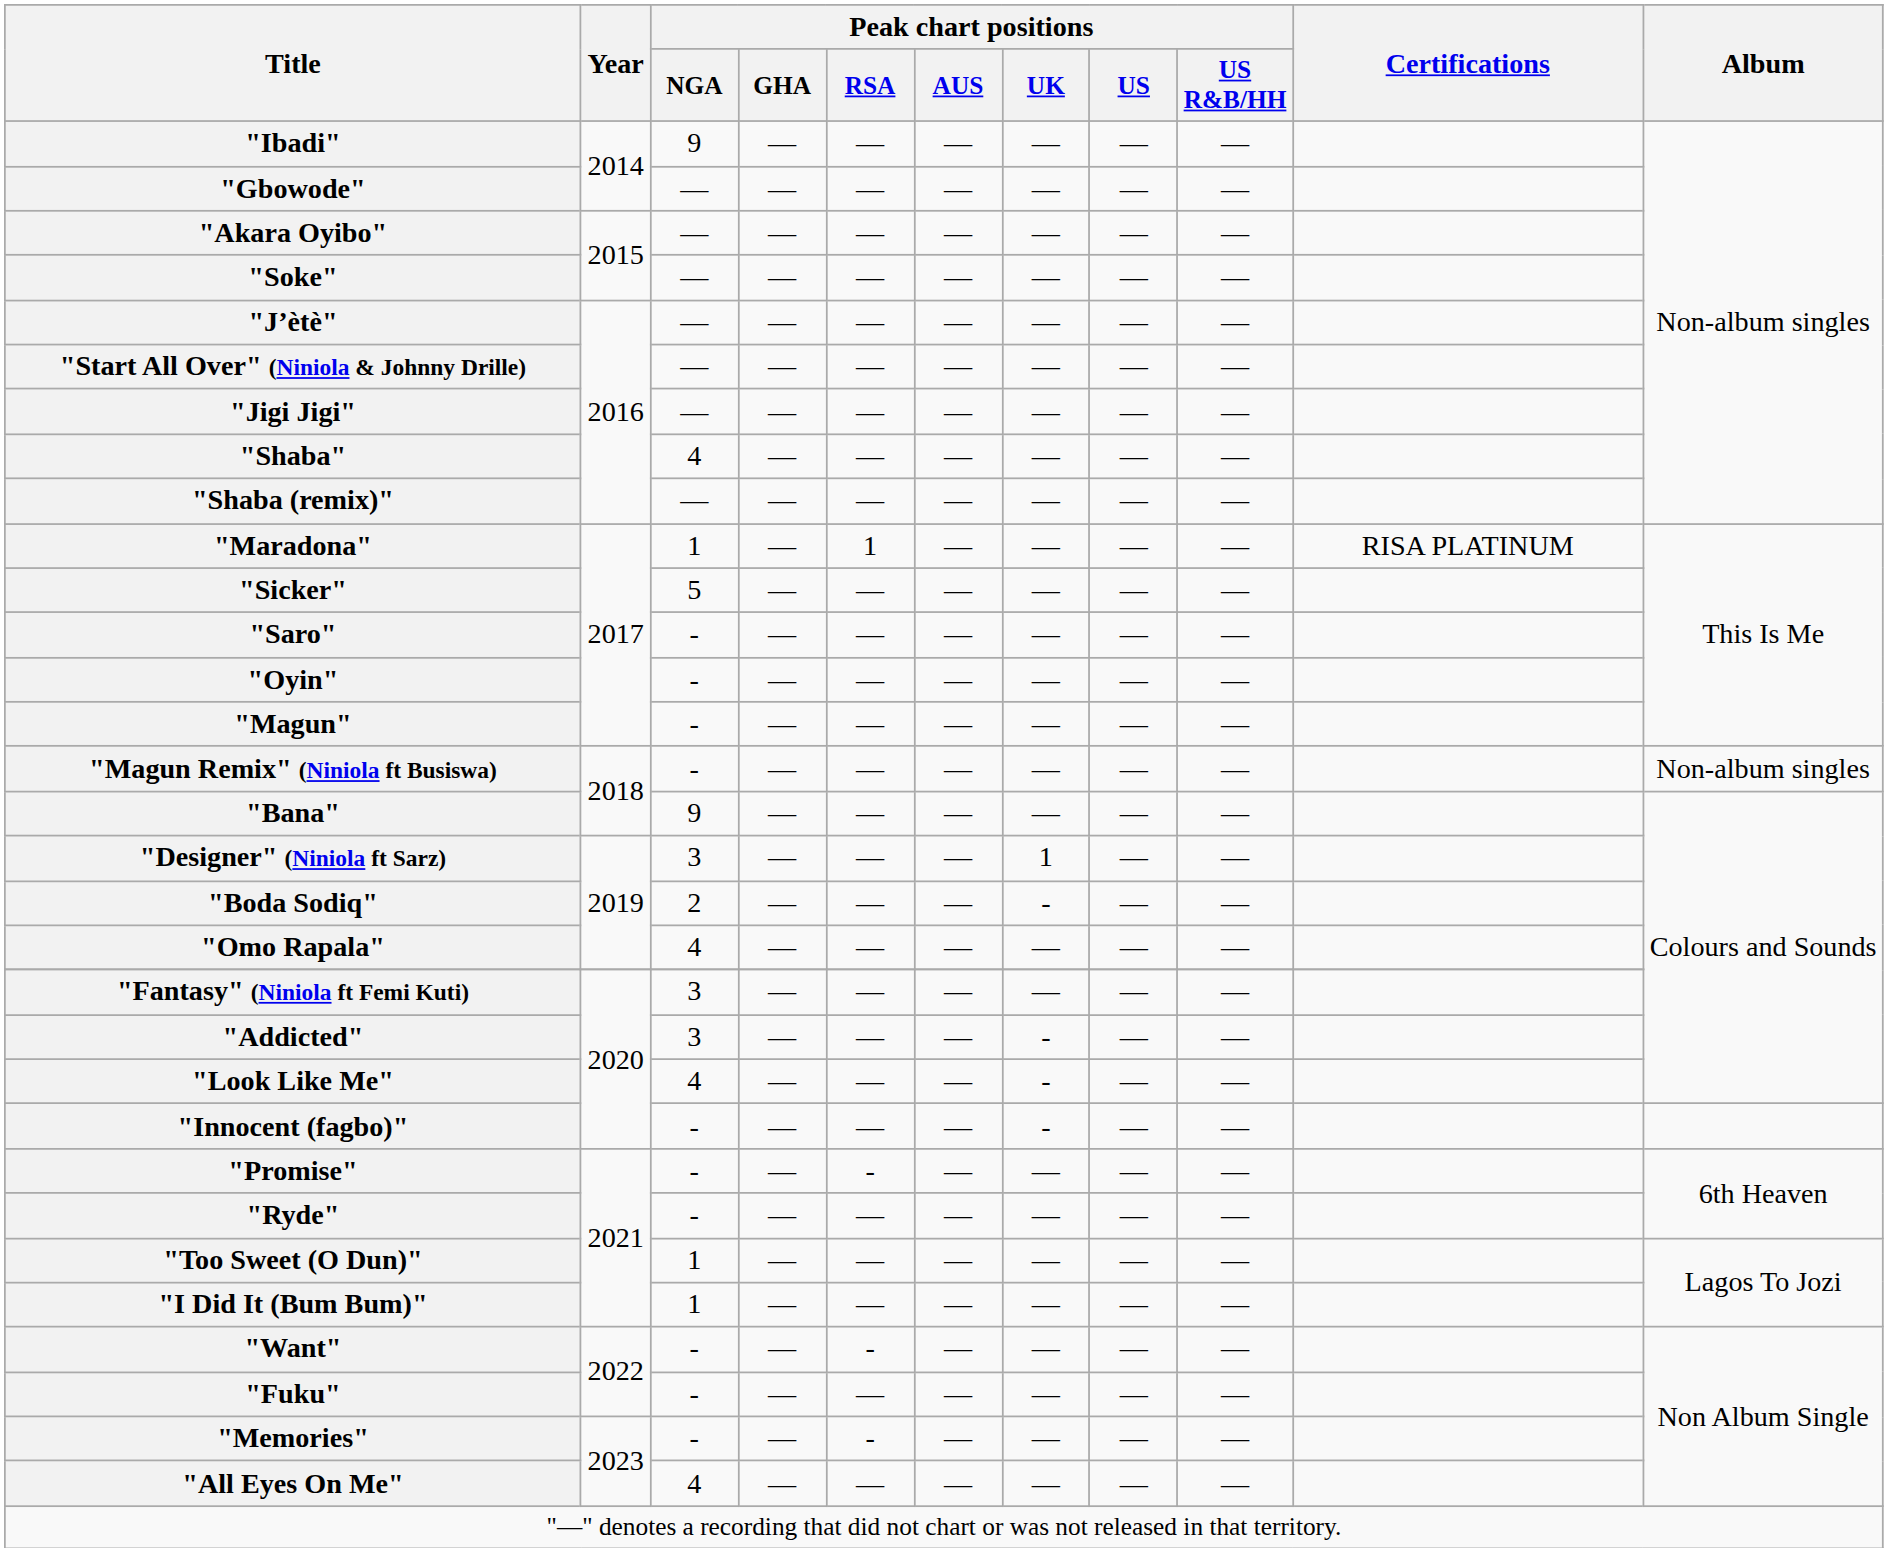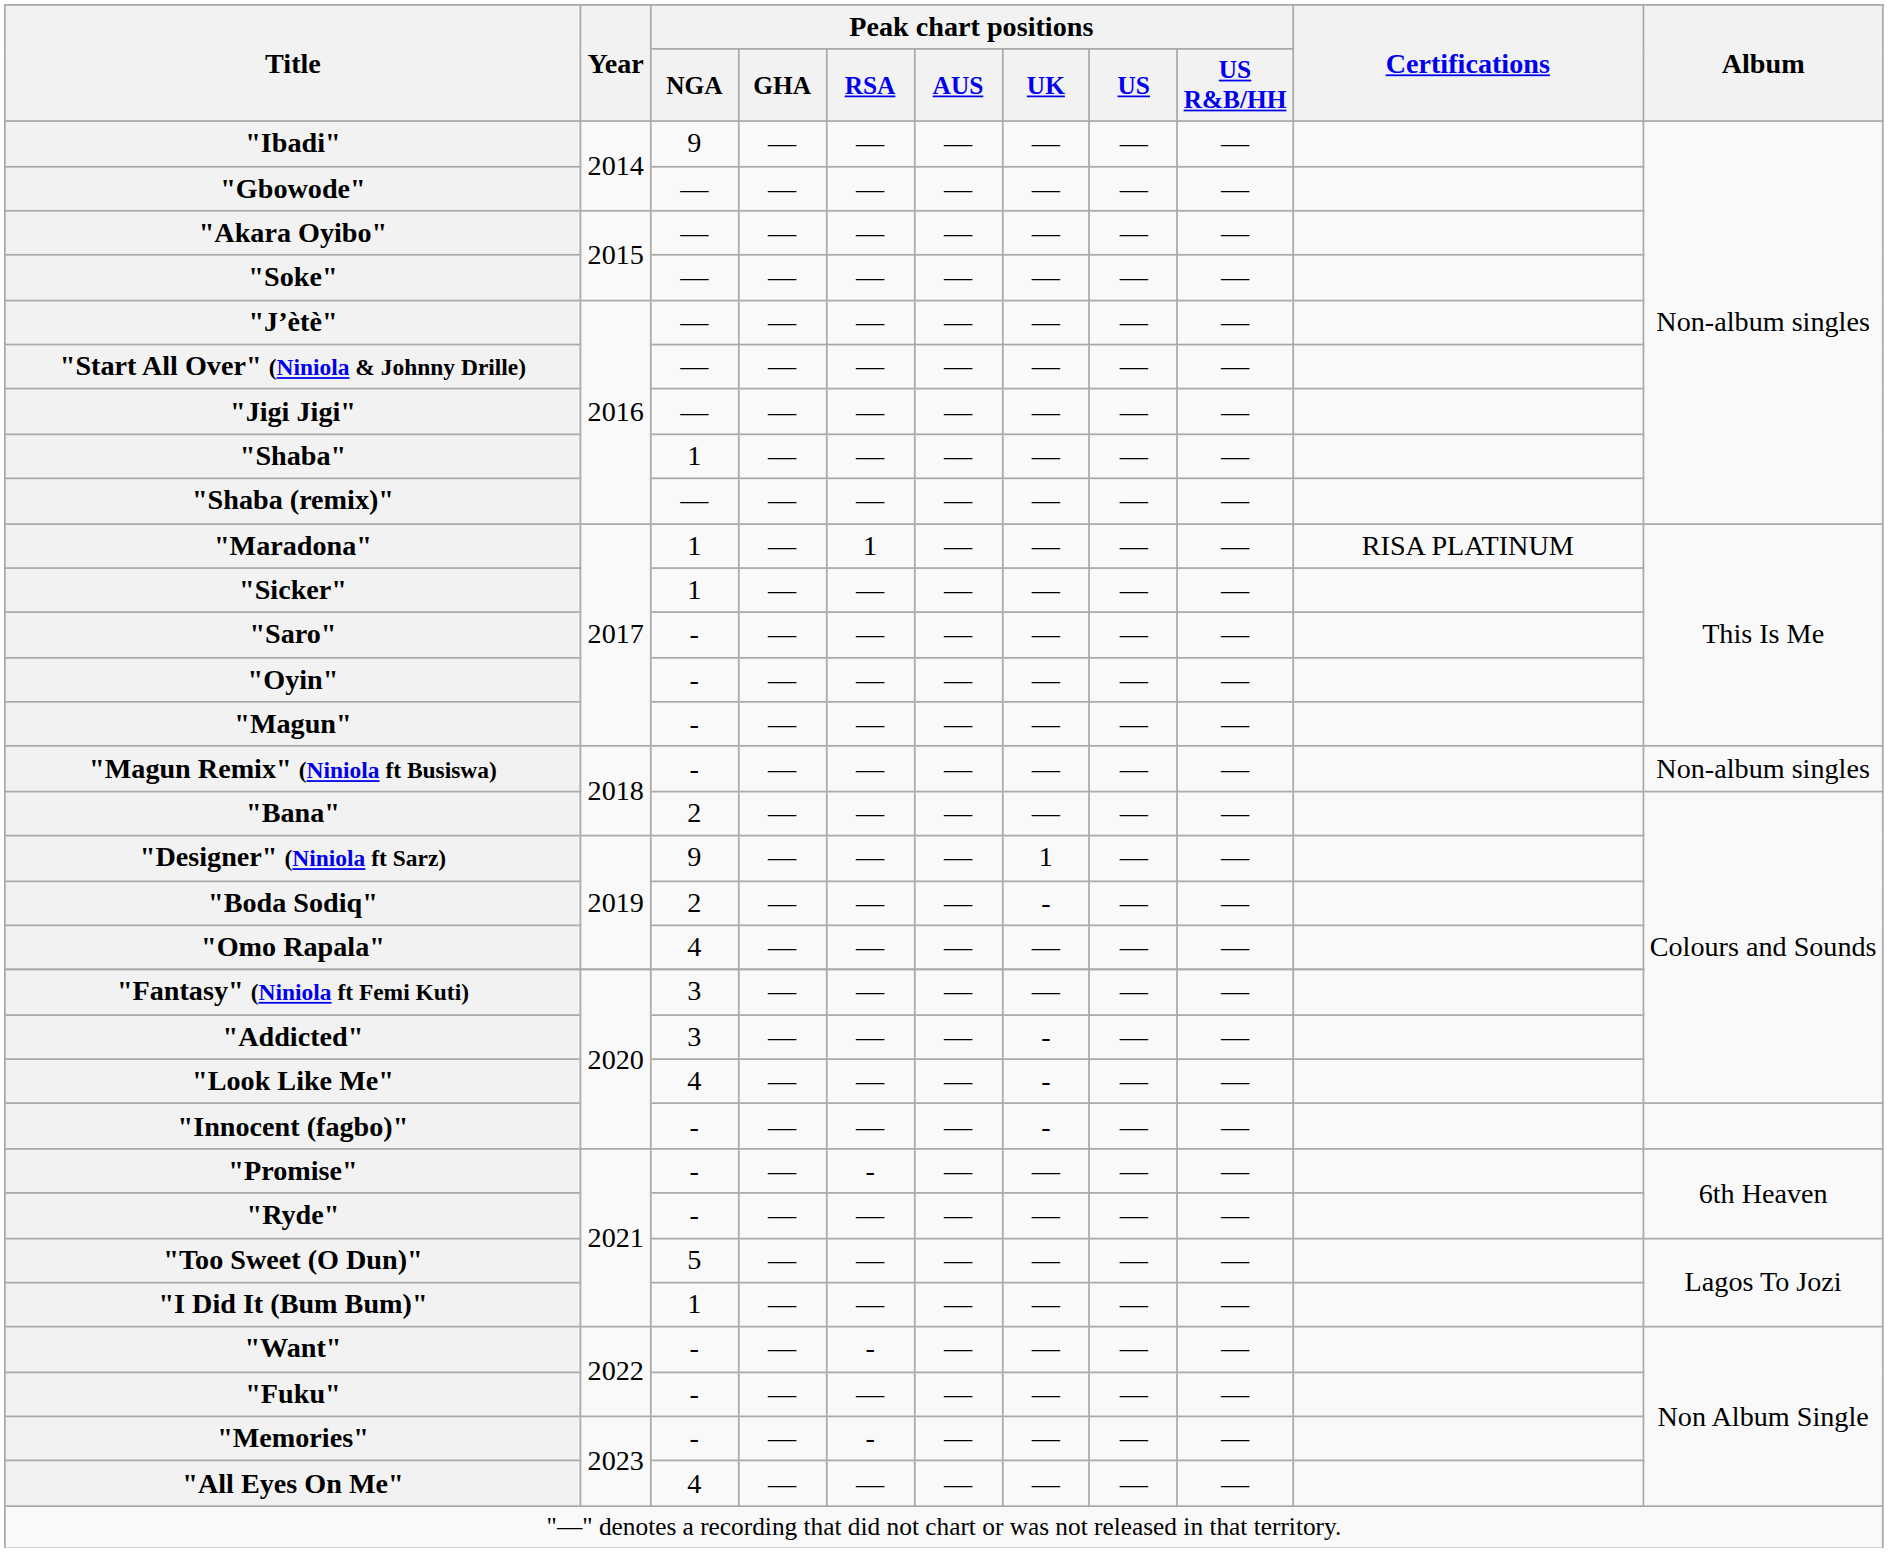(694, 455) 4 -> (694, 455) 1
(694, 589) 5 -> (694, 589) 1
(694, 813) 9 -> (694, 813) 2
(694, 857) 3 -> (694, 857) 9
(694, 1259) 1 -> (694, 1259) 5
